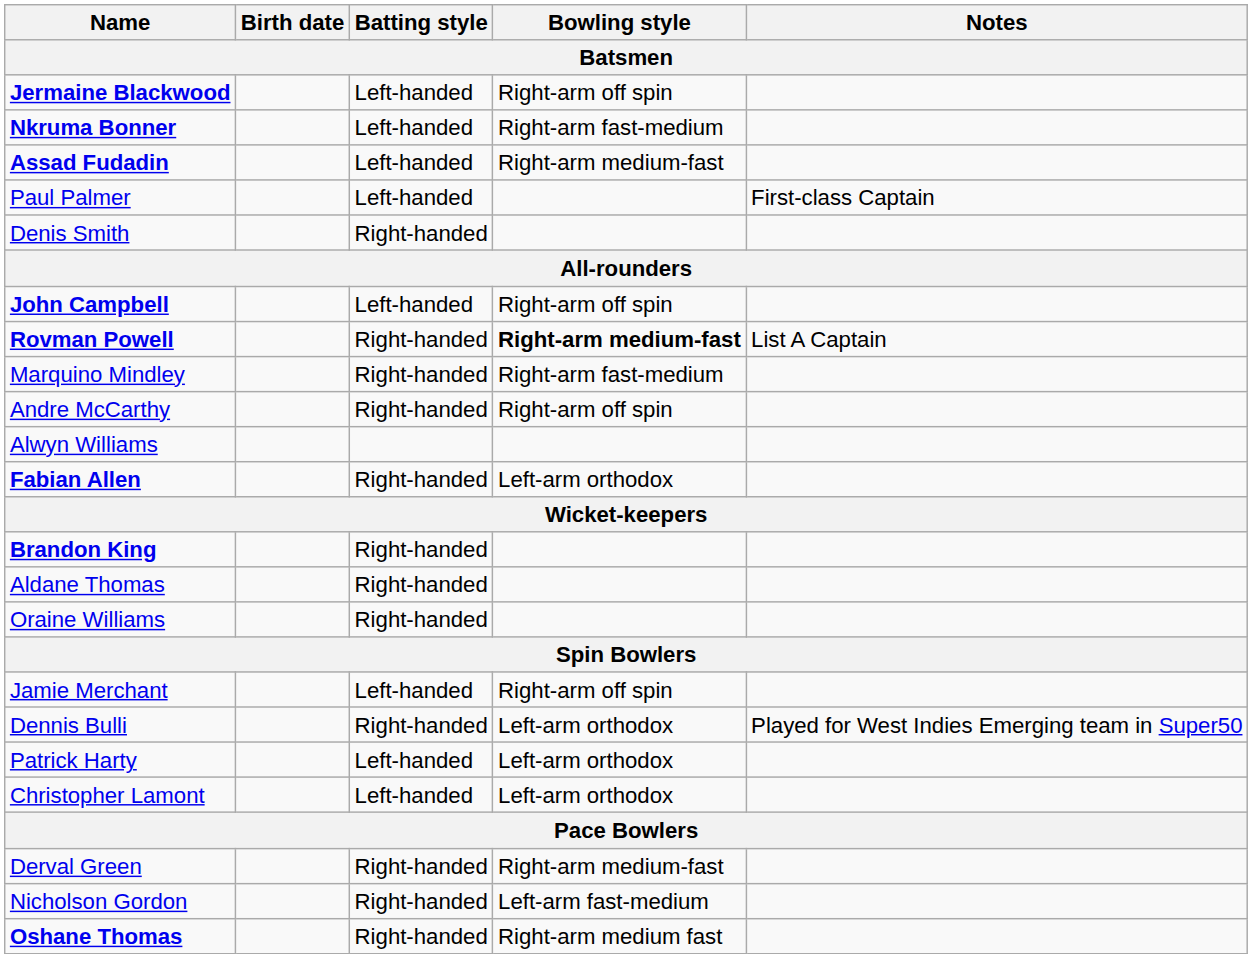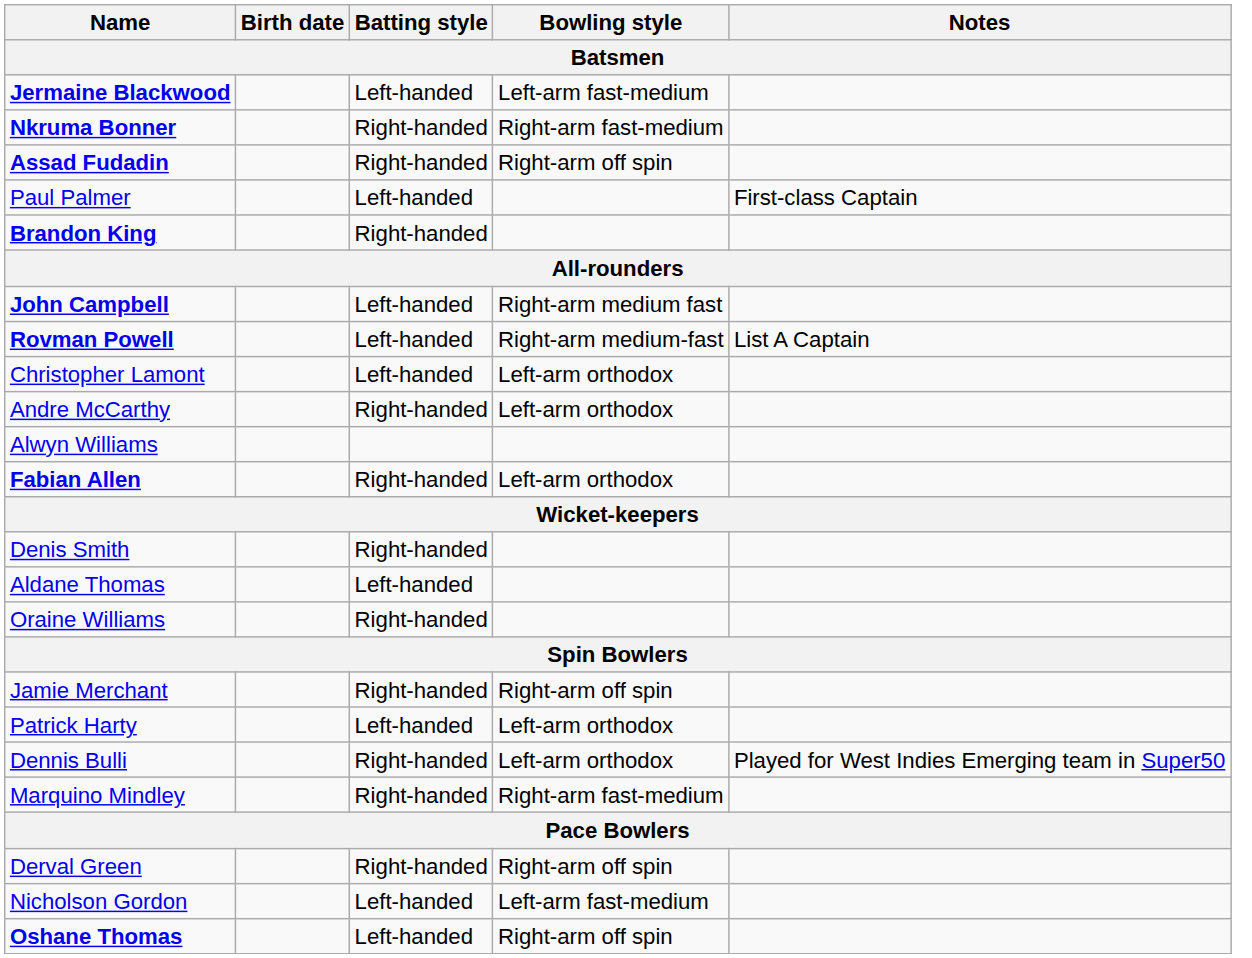(585, 93) Right-arm off spin -> (603, 93) Left-arm fast-medium
(414, 128) Left-handed -> (421, 128) Right-handed
(414, 163) Left-handed -> (421, 163) Right-handed
(611, 163) Right-arm medium-fast -> (585, 163) Right-arm off spin
rows swapped: (83, 549) <-> (70, 233)
(585, 304) Right-arm off spin -> (610, 304) Right-arm medium fast
(421, 339) Right-handed -> (414, 339) Left-handed
(619, 339) bold -> (611, 339) normal
rows swapped: (97, 374) <-> (107, 795)
(585, 409) Right-arm off spin -> (586, 409) Left-arm orthodox
(421, 585) Right-handed -> (414, 585) Left-handed
(414, 690) Left-handed -> (421, 690) Right-handed
rows swapped: (73, 760) <-> (68, 725)
(611, 866) Right-arm medium-fast -> (585, 866) Right-arm off spin
(421, 901) Right-handed -> (414, 901) Left-handed
(421, 936) Right-handed -> (414, 936) Left-handed
(610, 936) Right-arm medium fast -> (585, 936) Right-arm off spin
